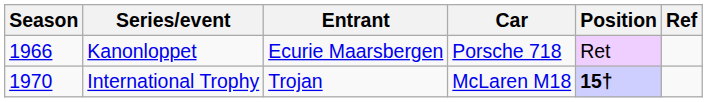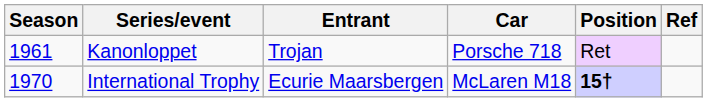(31, 51) 1966 -> (31, 51) 1961
(356, 51) Ecurie Maarsbergen -> (295, 51) Trojan
(295, 82) Trojan -> (356, 82) Ecurie Maarsbergen
